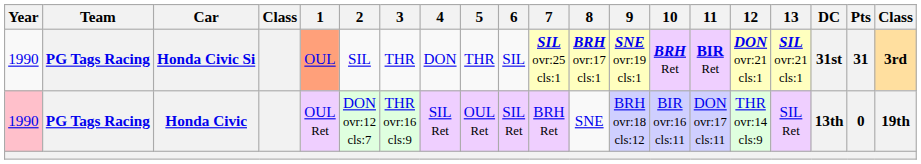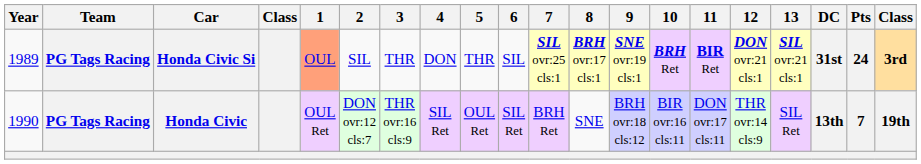(23, 59) 1990 -> (23, 59) 1989
(861, 59) 31 -> (861, 59) 24
(23, 120) pink background -> (23, 120) no background
(861, 120) 0 -> (861, 120) 7
